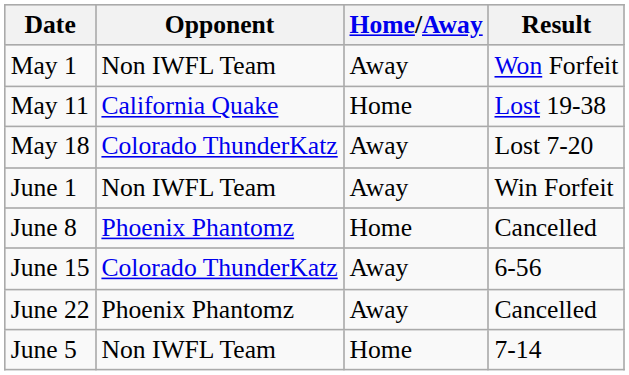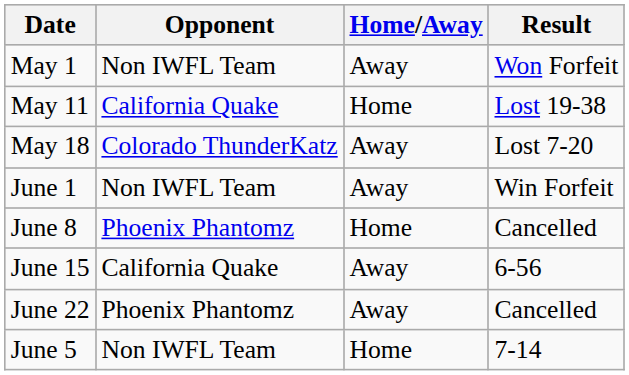(220, 268) Colorado ThunderKatz -> (190, 268) California Quake
